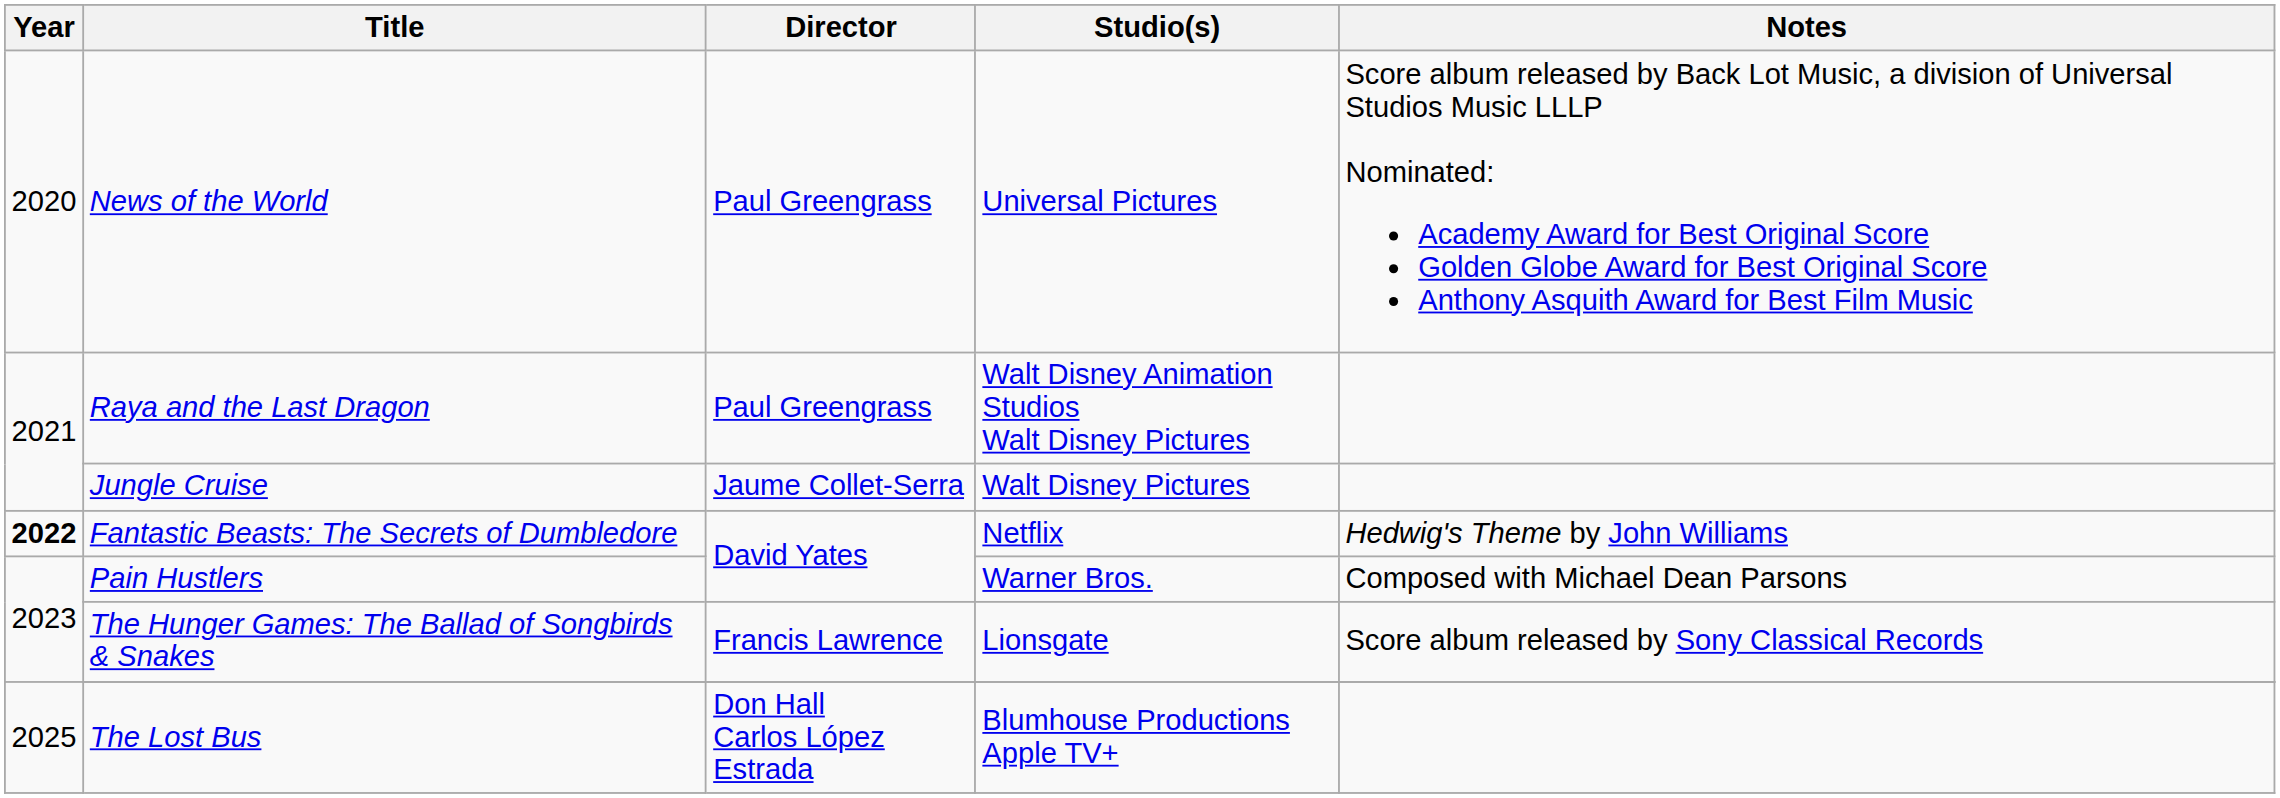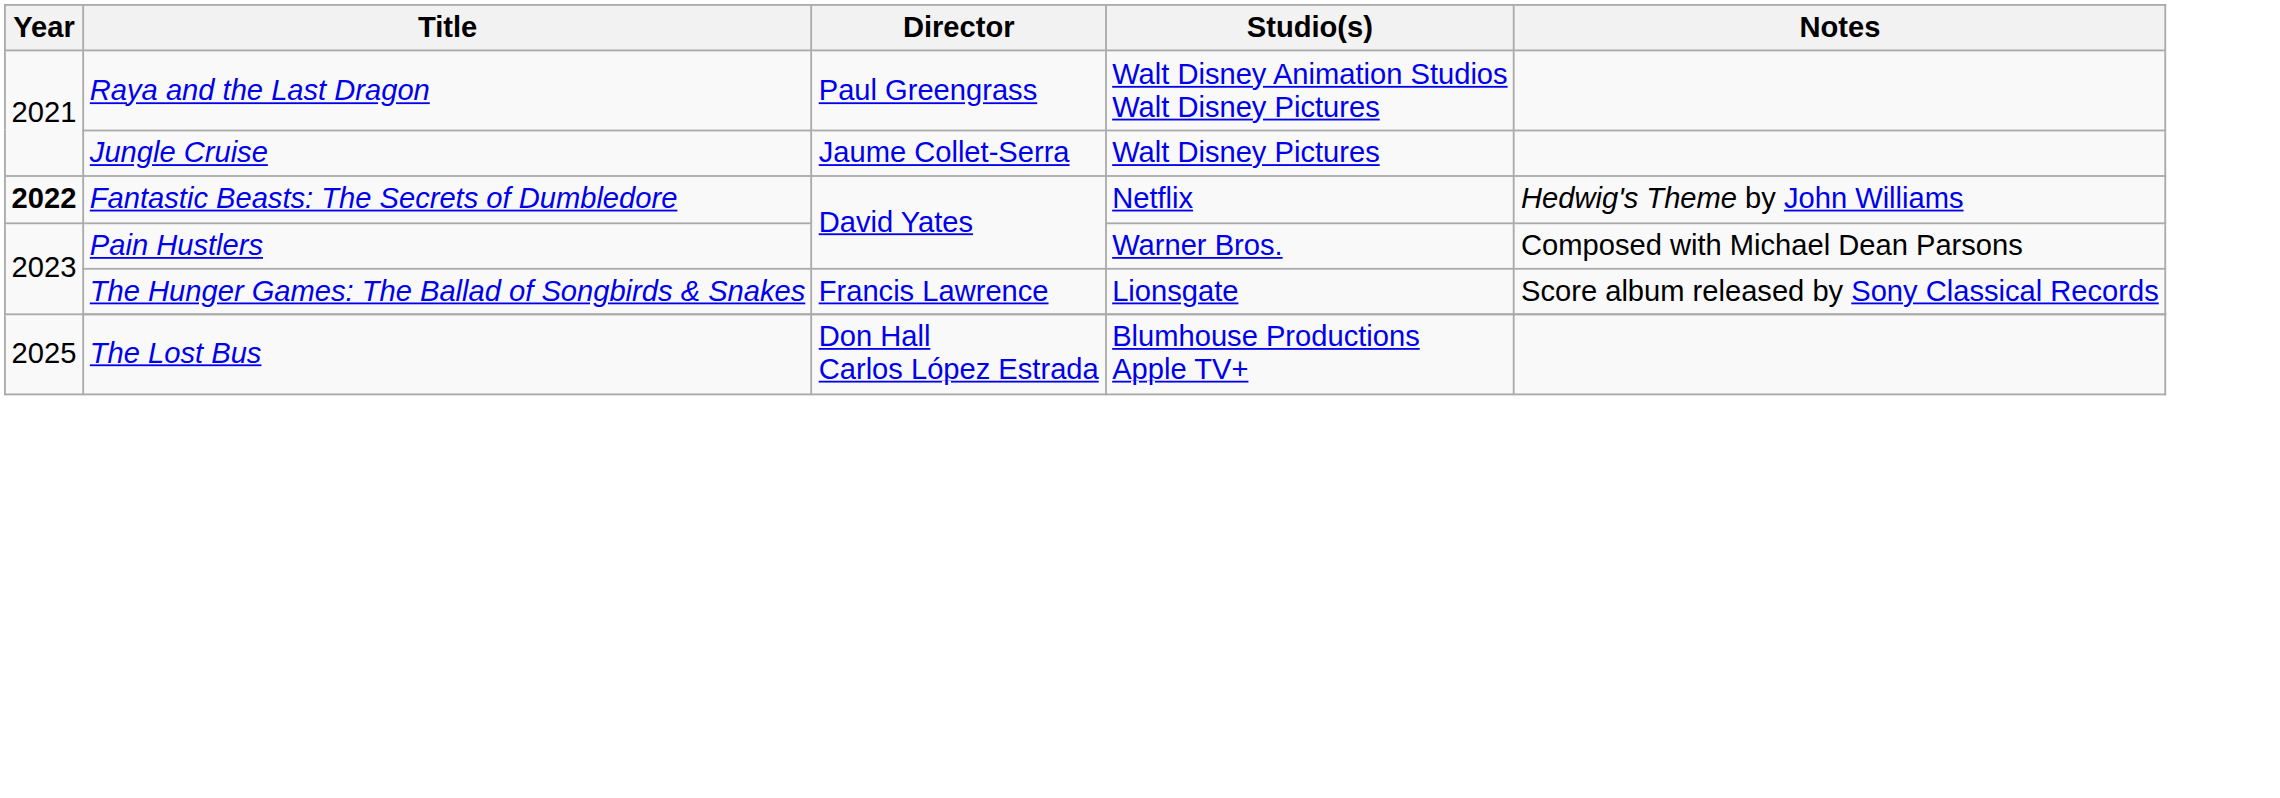- row: (209, 201)
